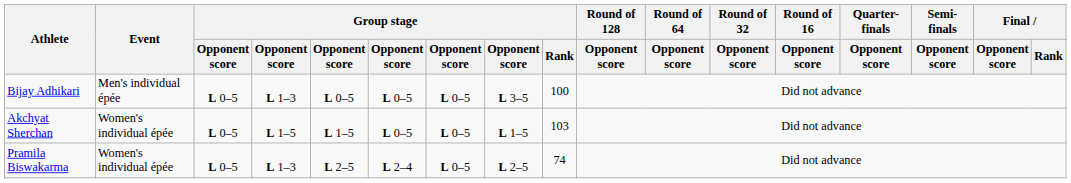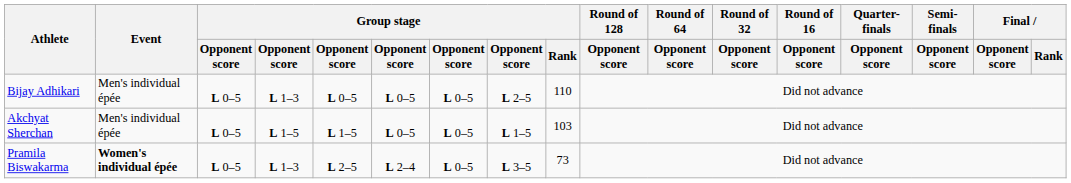(513, 98) L 3–5 -> (516, 98) L 2–5
(560, 91) 100 -> (563, 91) 110
(136, 126) Women's individual épée -> (139, 126) Men's individual épée
(136, 160) normal -> (138, 160) bold
(513, 167) L 2–5 -> (516, 167) L 3–5
(560, 160) 74 -> (563, 160) 73
